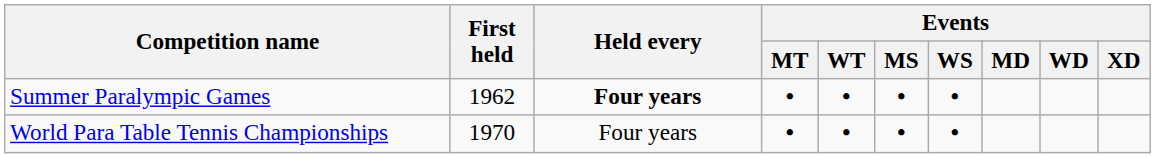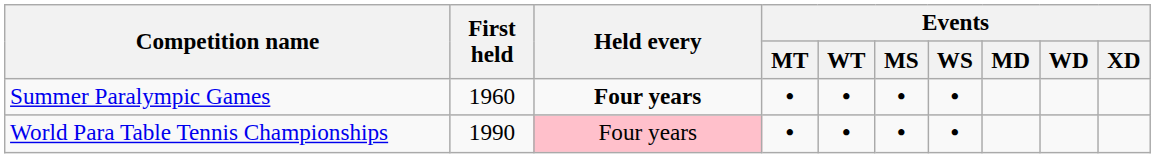(492, 96) 1962 -> (492, 96) 1960
(492, 133) 1970 -> (492, 133) 1990
(648, 133) no background -> (648, 133) pink background
